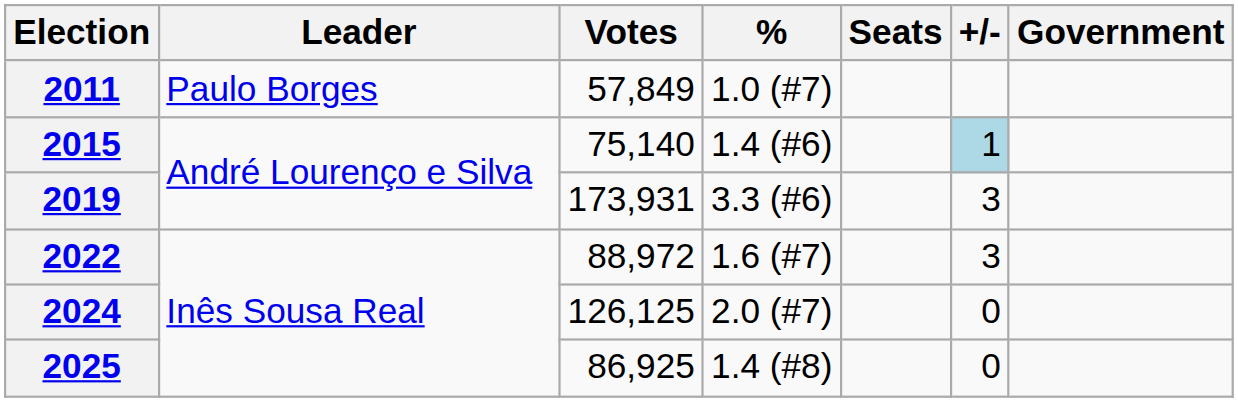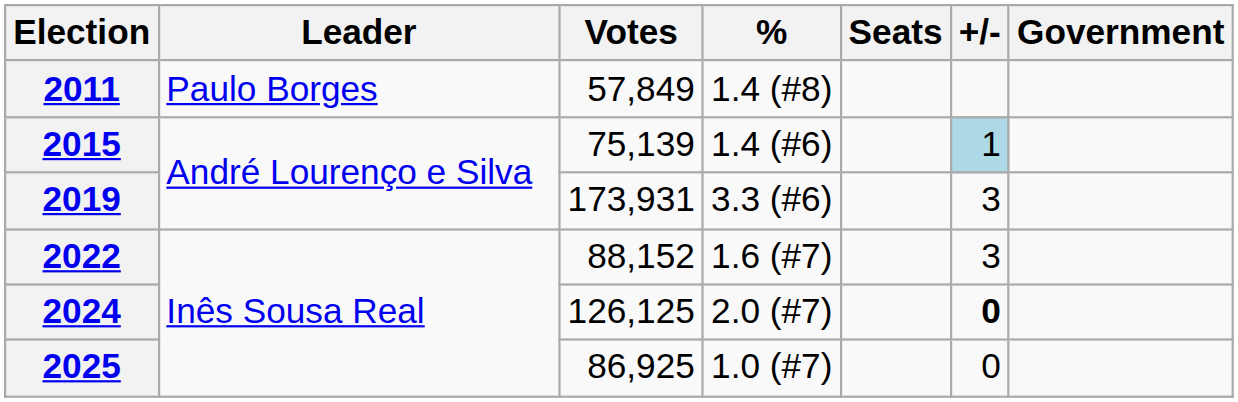(772, 88) 1.0 (#7) -> (772, 88) 1.4 (#8)
(641, 144) 75,140 -> (641, 144) 75,139
(641, 255) 88,972 -> (641, 255) 88,152
(991, 311) normal -> (991, 311) bold
(772, 367) 1.4 (#8) -> (772, 367) 1.0 (#7)
